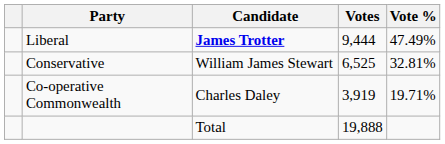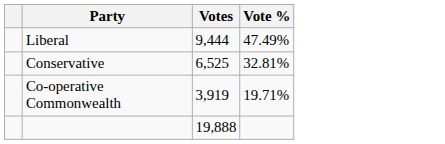- column: (265, 16)
